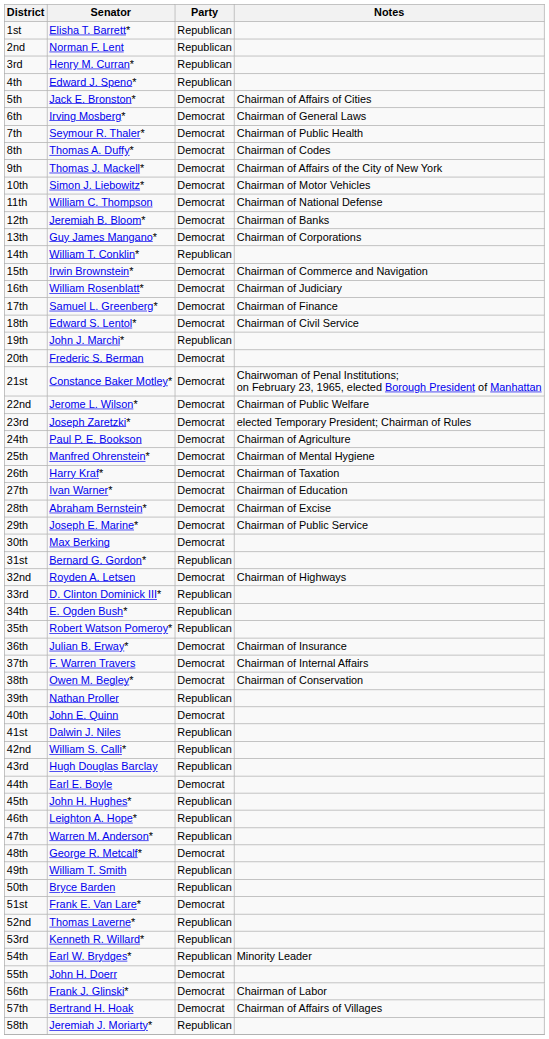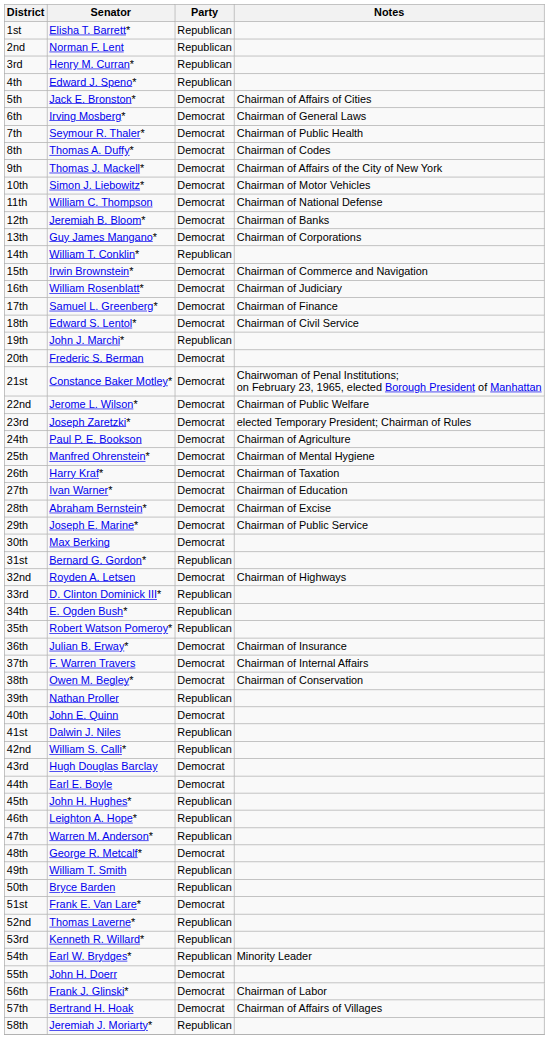(205, 767) Republican -> (201, 767) Democrat
